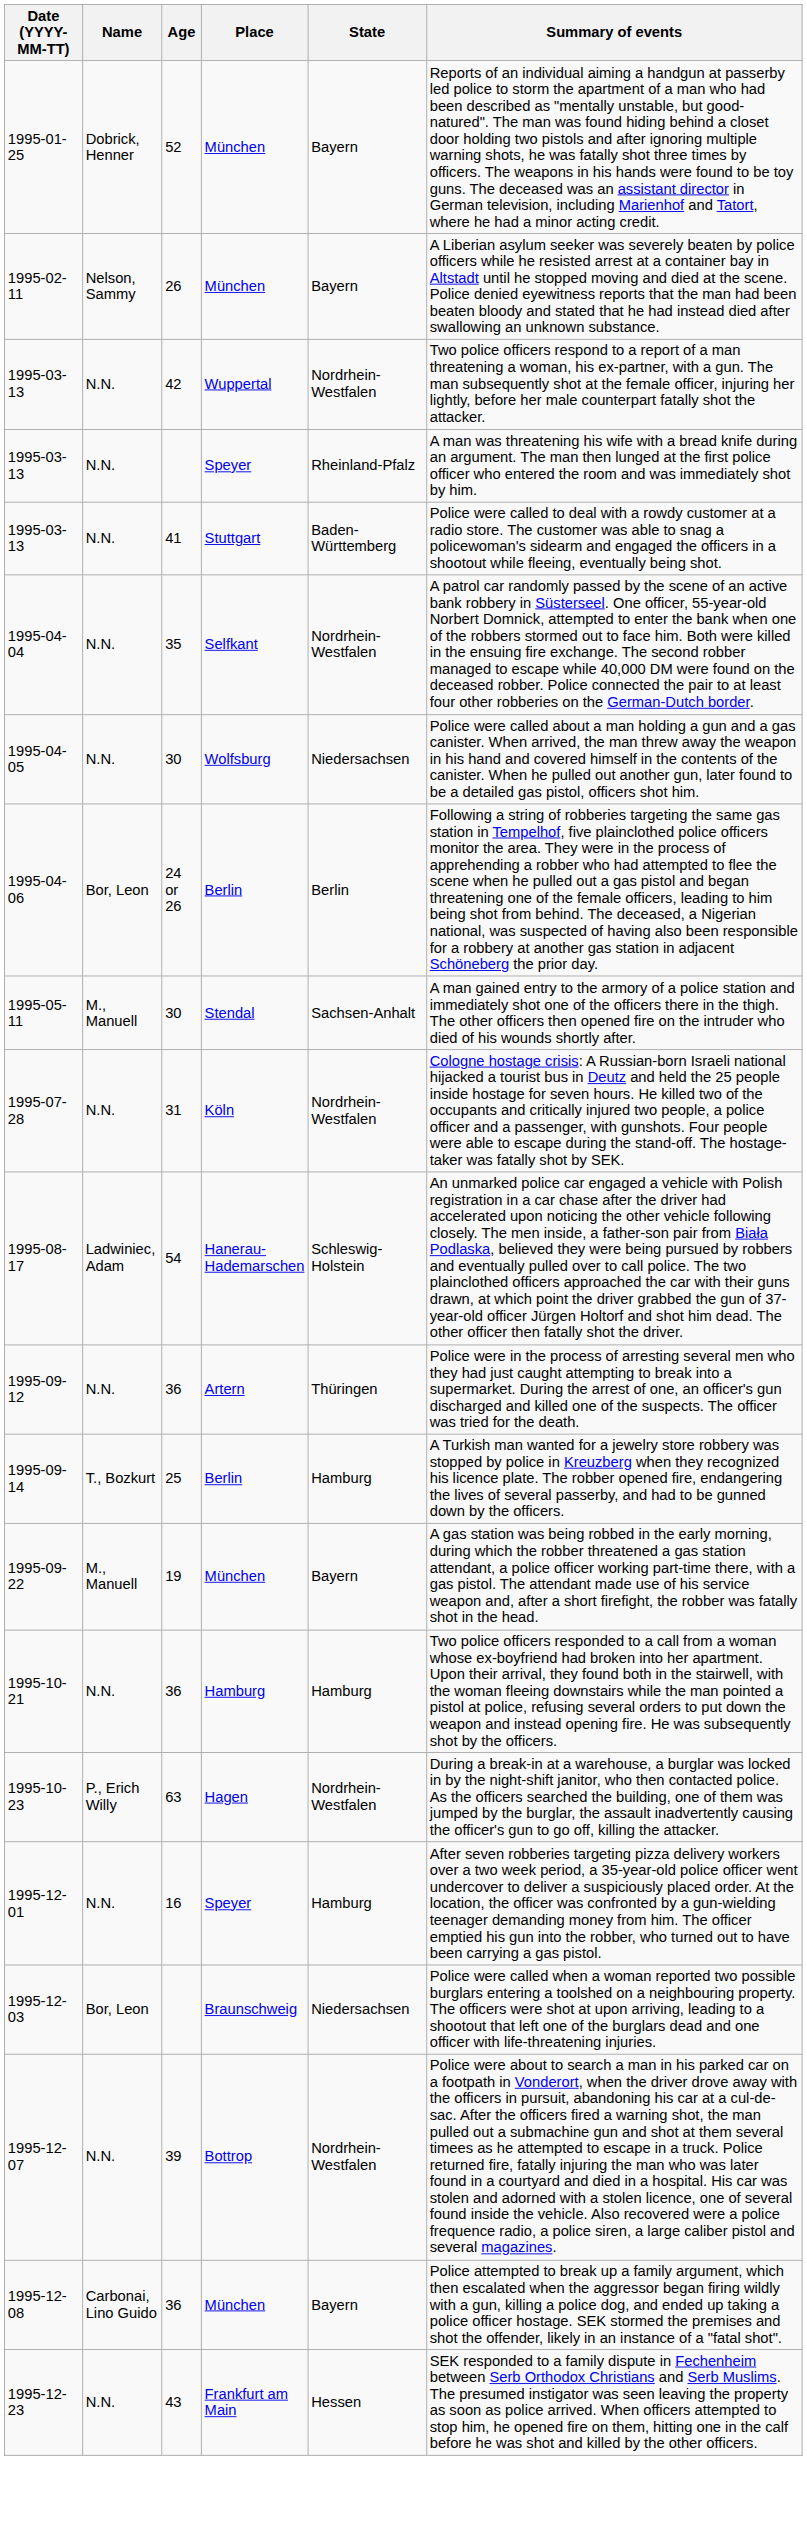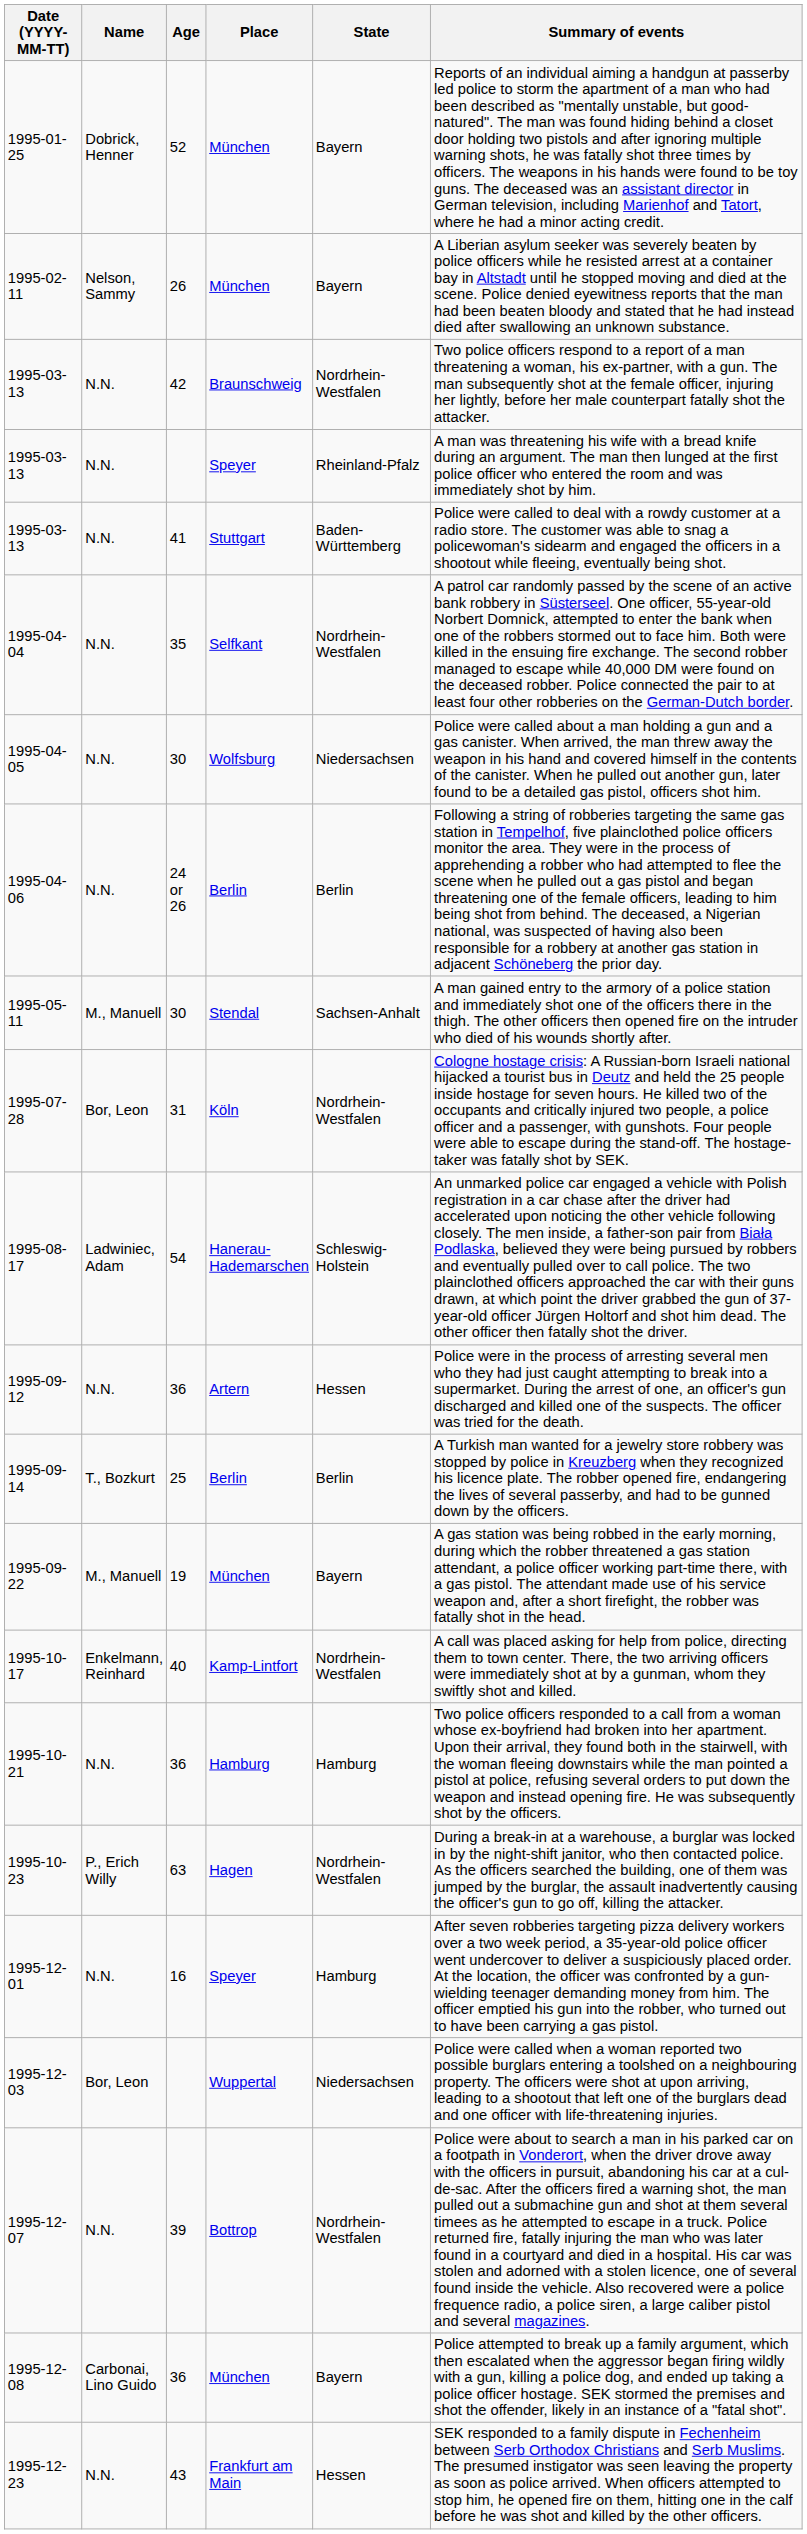(238, 384) Wuppertal -> (255, 384) Braunschweig
(117, 890) Bor, Leon -> (100, 890) N.N.
(100, 1110) N.N. -> (117, 1110) Bor, Leon
(344, 1389) Thüringen -> (341, 1389) Hessen
(341, 1478) Hamburg -> (335, 1478) Berlin
+ row: (37, 1666)
(251, 2009) Braunschweig -> (243, 2082) Wuppertal
